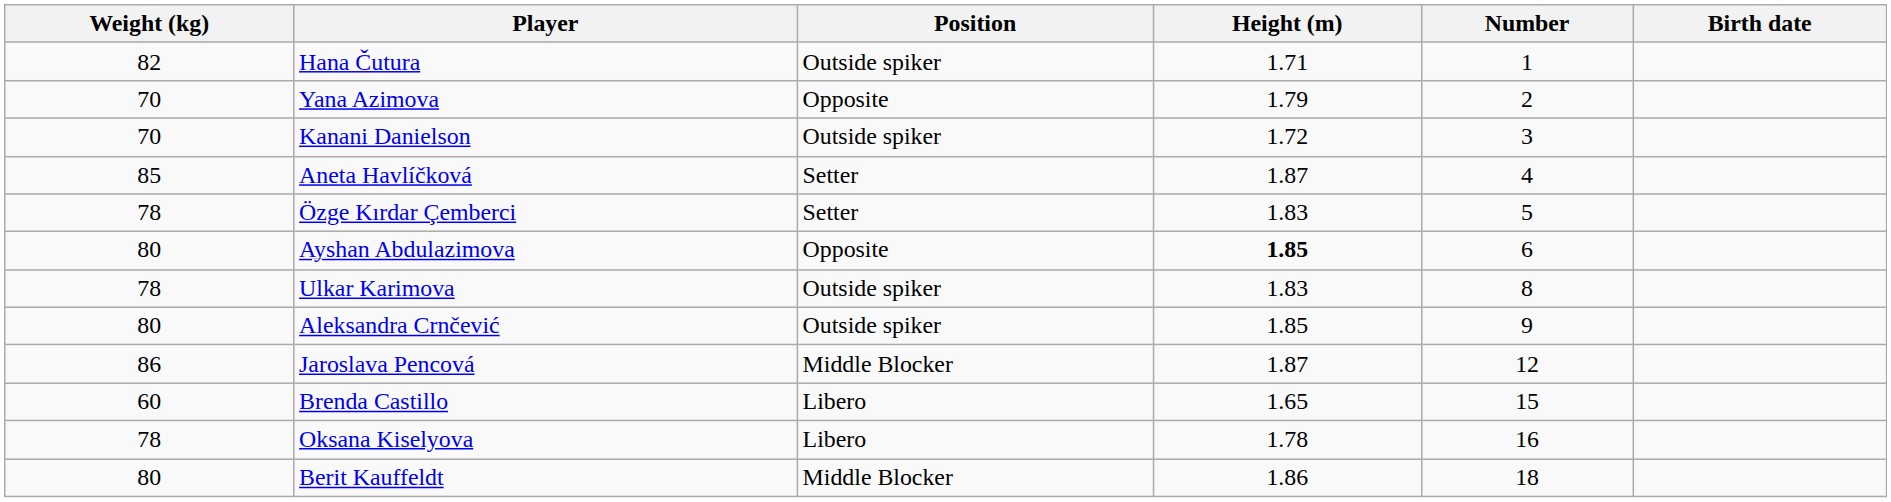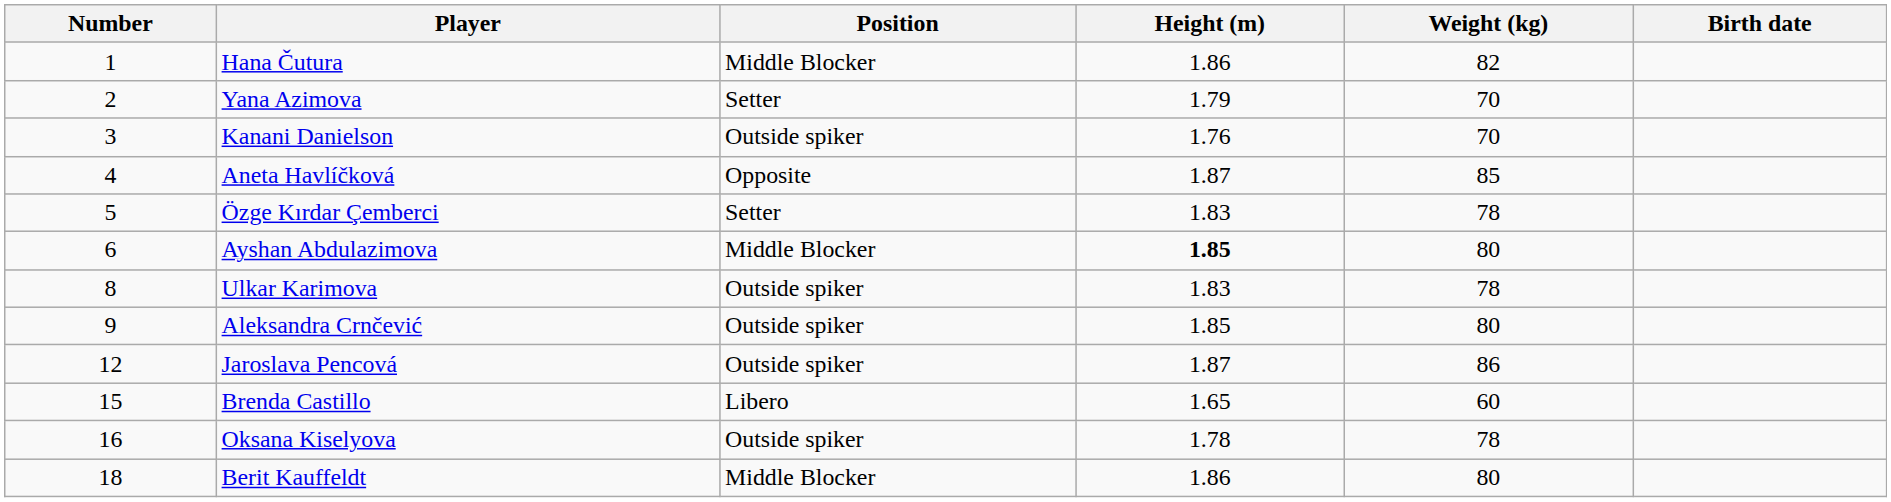columns swapped: (1527, 23) <-> (149, 23)
(872, 61) Outside spiker -> (800, 61) Middle Blocker
(1287, 61) 1.71 -> (1210, 61) 1.86
(846, 99) Opposite -> (753, 99) Setter
(1287, 136) 1.72 -> (1210, 136) 1.76
(830, 174) Setter -> (768, 174) Opposite
(846, 250) Opposite -> (800, 250) Middle Blocker
(878, 363) Middle Blocker -> (794, 363) Outside spiker
(834, 439) Libero -> (794, 439) Outside spiker
